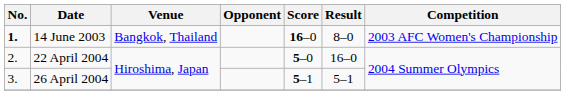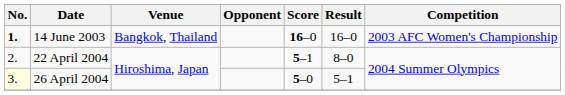(343, 36) 8–0 -> (343, 36) 16–0
(303, 57) 5–0 -> (303, 57) 5–1
(343, 57) 16–0 -> (343, 57) 8–0
(13, 79) no background -> (13, 79) lightyellow background
(303, 79) 5–1 -> (303, 79) 5–0
